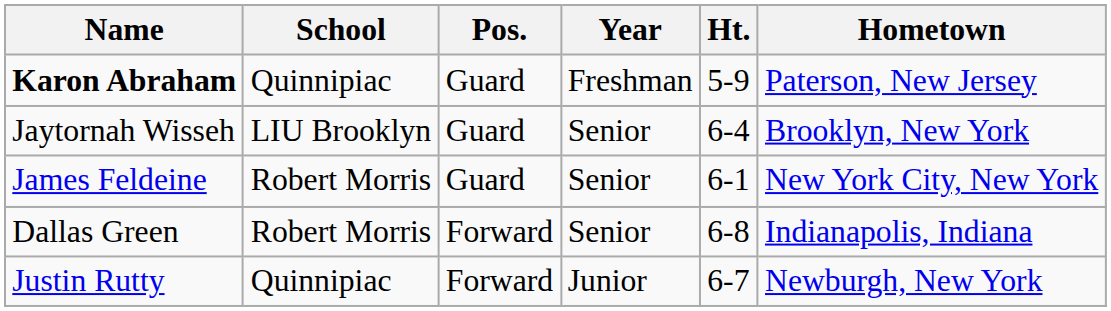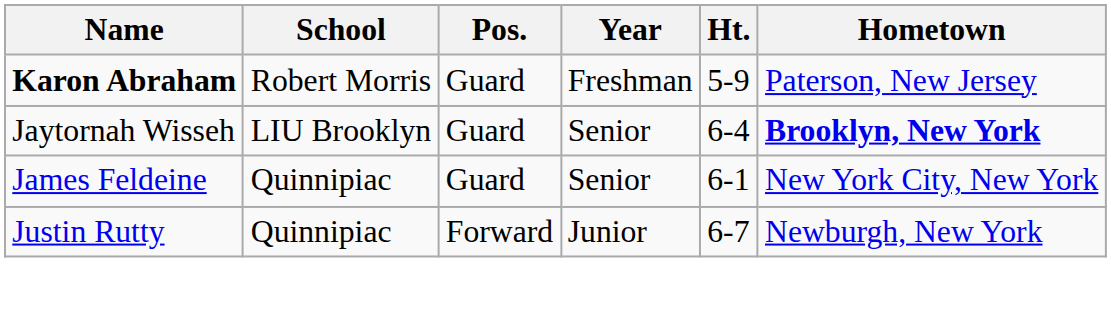(321, 79) Quinnipiac -> (341, 79) Robert Morris
(897, 130) normal -> (903, 130) bold
(341, 180) Robert Morris -> (321, 180) Quinnipiac
- row: (95, 230)
